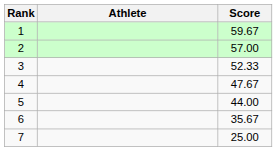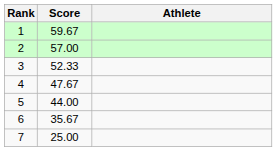columns swapped: (128, 13) <-> (245, 13)
